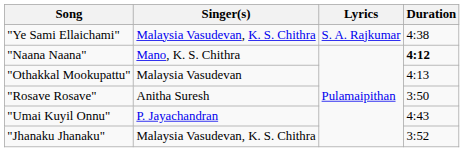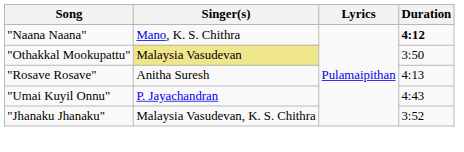- row: (63, 34)
(189, 75) no background -> (189, 55) khaki background
(418, 75) 4:13 -> (413, 55) 3:50
(418, 95) 3:50 -> (413, 75) 4:13
